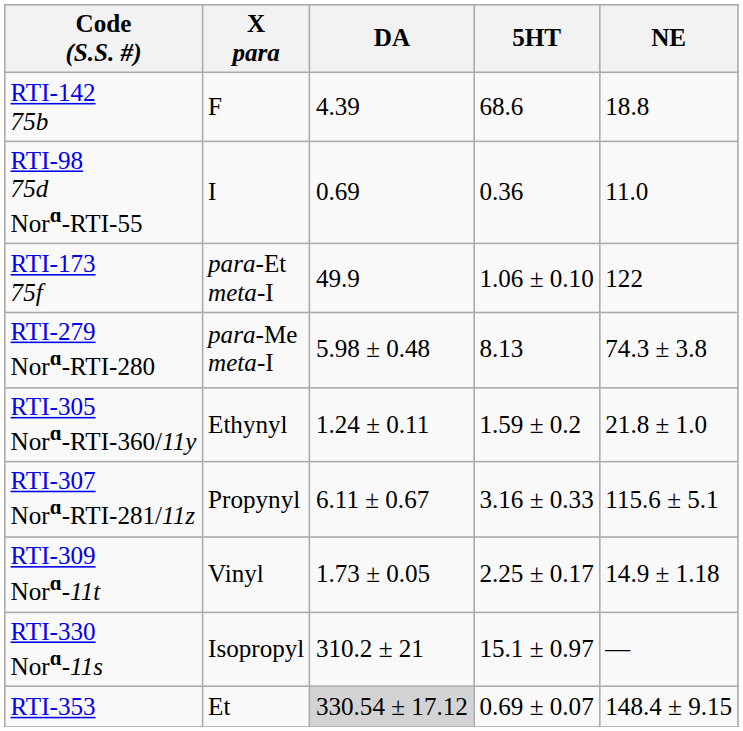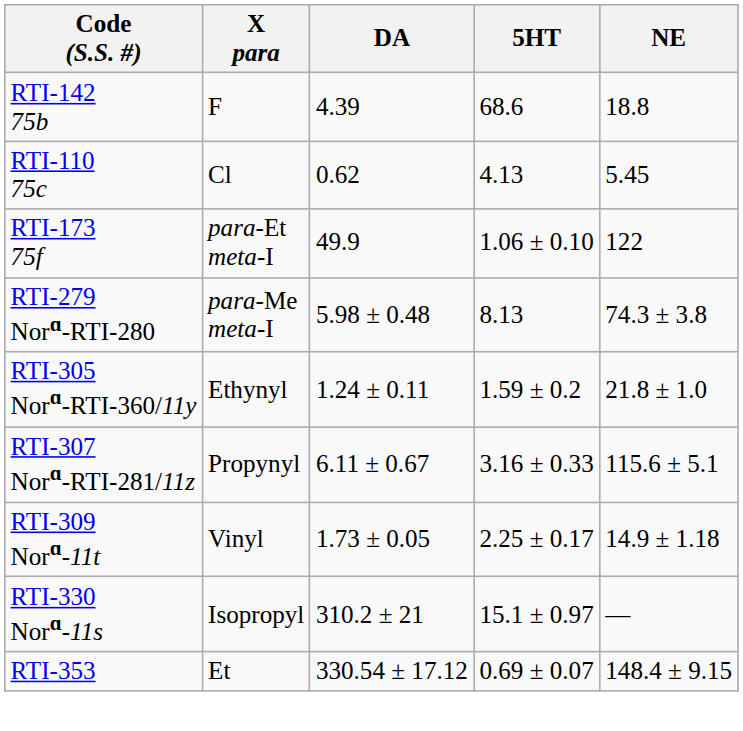- row: (77, 192)
+ row: (53, 174)
(392, 706) lightgrey background -> (392, 671) no background
